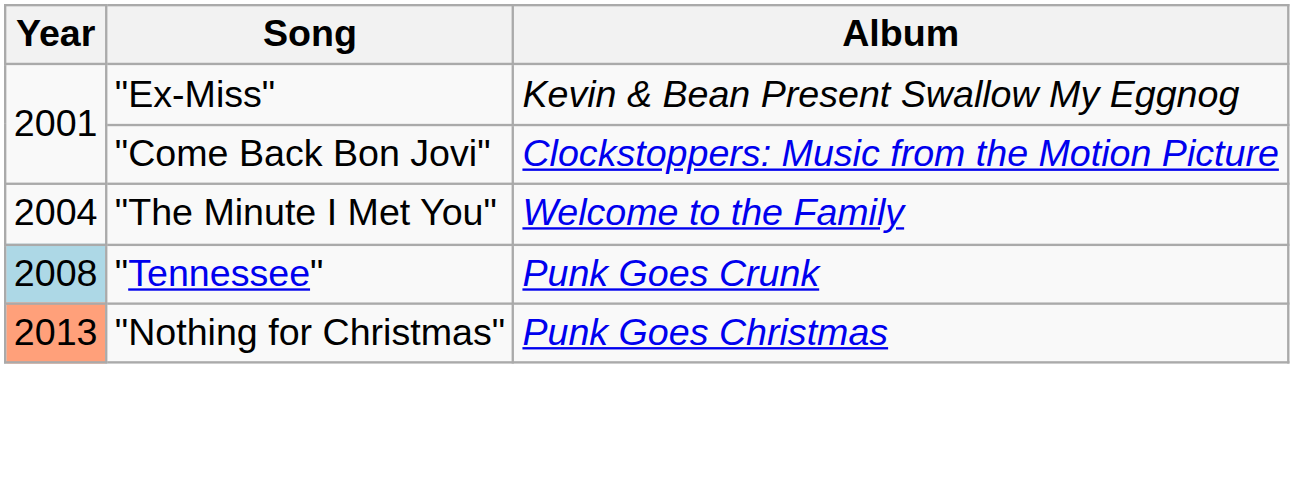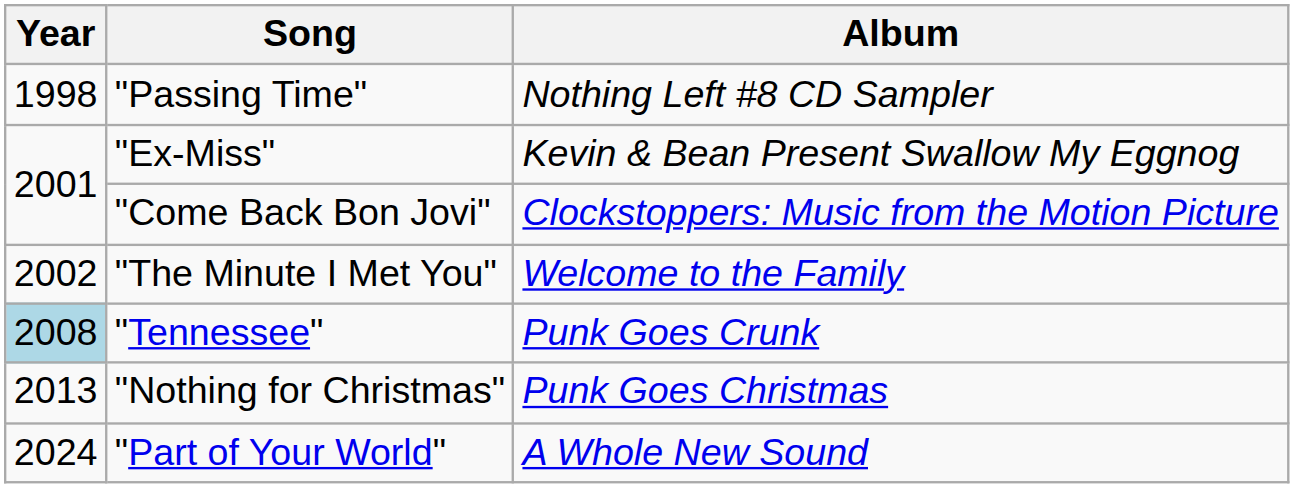+ row: (241, 93)
(56, 213) 2004 -> (56, 272) 2002
(56, 332) lightsalmon background -> (56, 392) no background
+ row: (280, 451)
